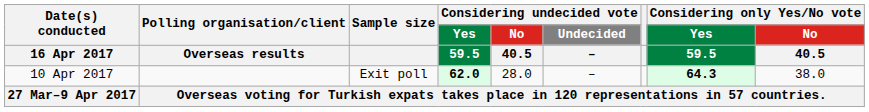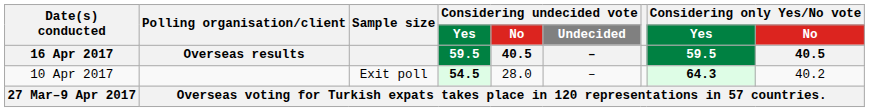(464, 76) 62.0 -> (464, 76) 54.5
(810, 76) 38.0 -> (810, 76) 40.2
